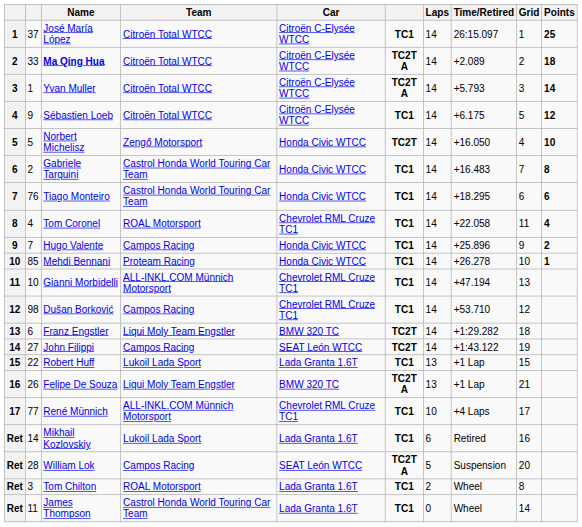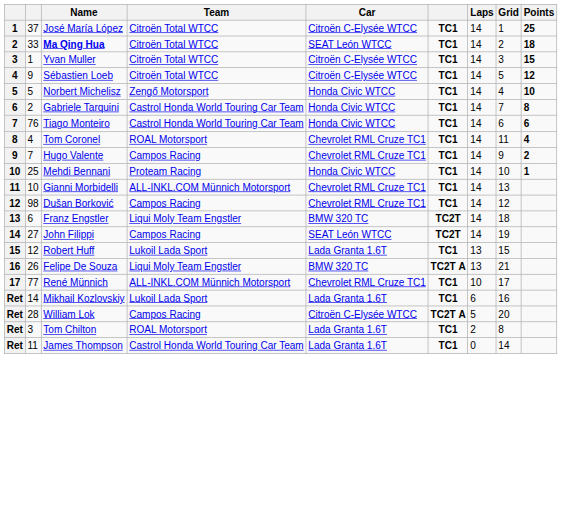- column: (484, 12)
(317, 61) Citroën C-Elysée WTCC -> (350, 44) SEAT León WTCC
(404, 61) TC2T A -> (448, 44) TC1
(404, 88) TC2T A -> (448, 60) TC1
(550, 88) 14 -> (529, 60) 15
(404, 142) TC2T -> (448, 92) TC1
(323, 245) Honda Civic WTCC -> (367, 155) Chevrolet RML Cruze TC1
(33, 261) 85 -> (33, 171) 25
(33, 363) 22 -> (33, 251) 12
(321, 466) SEAT León WTCC -> (363, 314) Citroën C-Elysée WTCC
